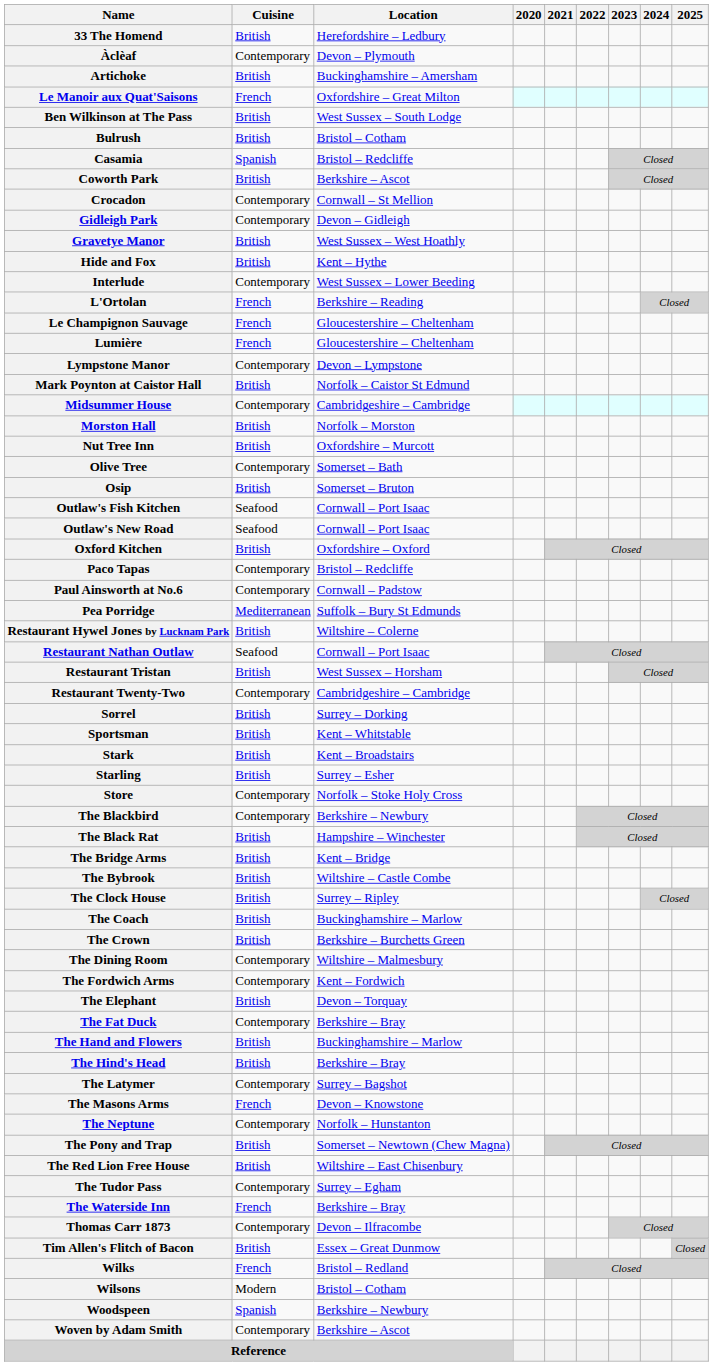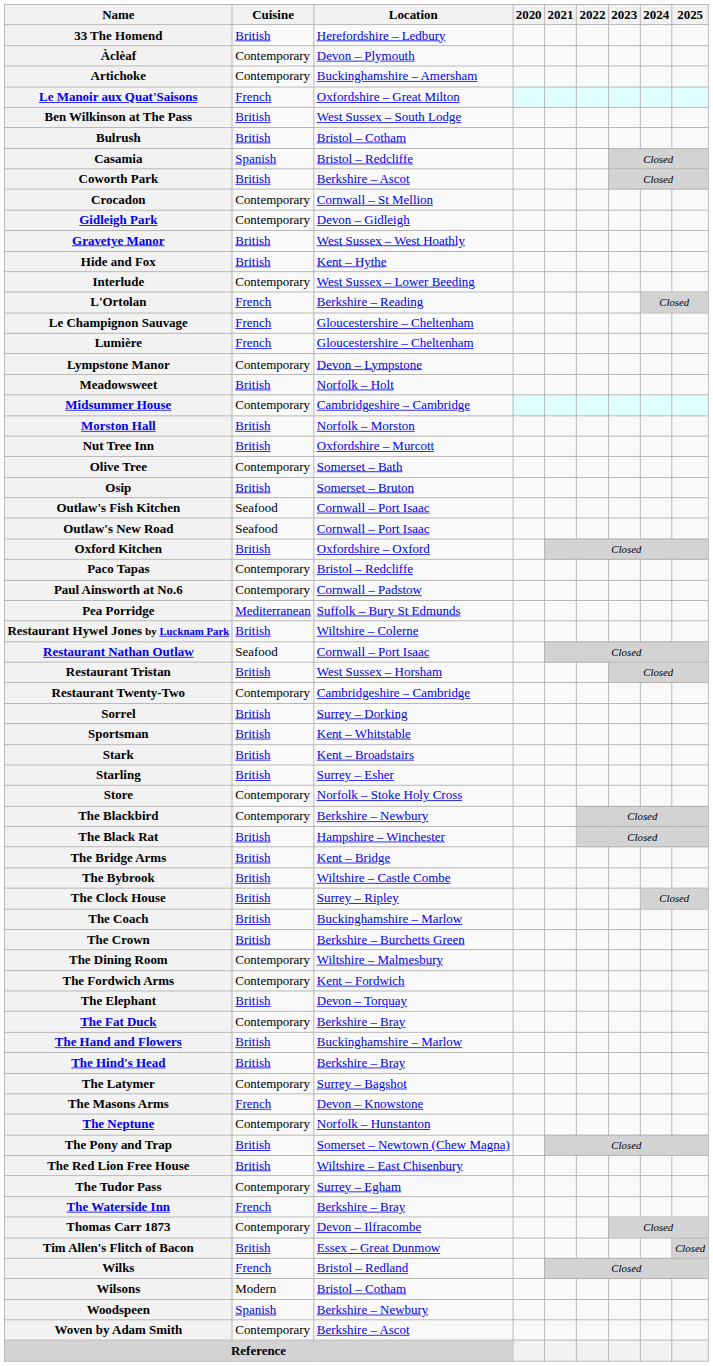(253, 76) British -> (273, 76) Contemporary
- row: (118, 384)
+ row: (118, 384)
